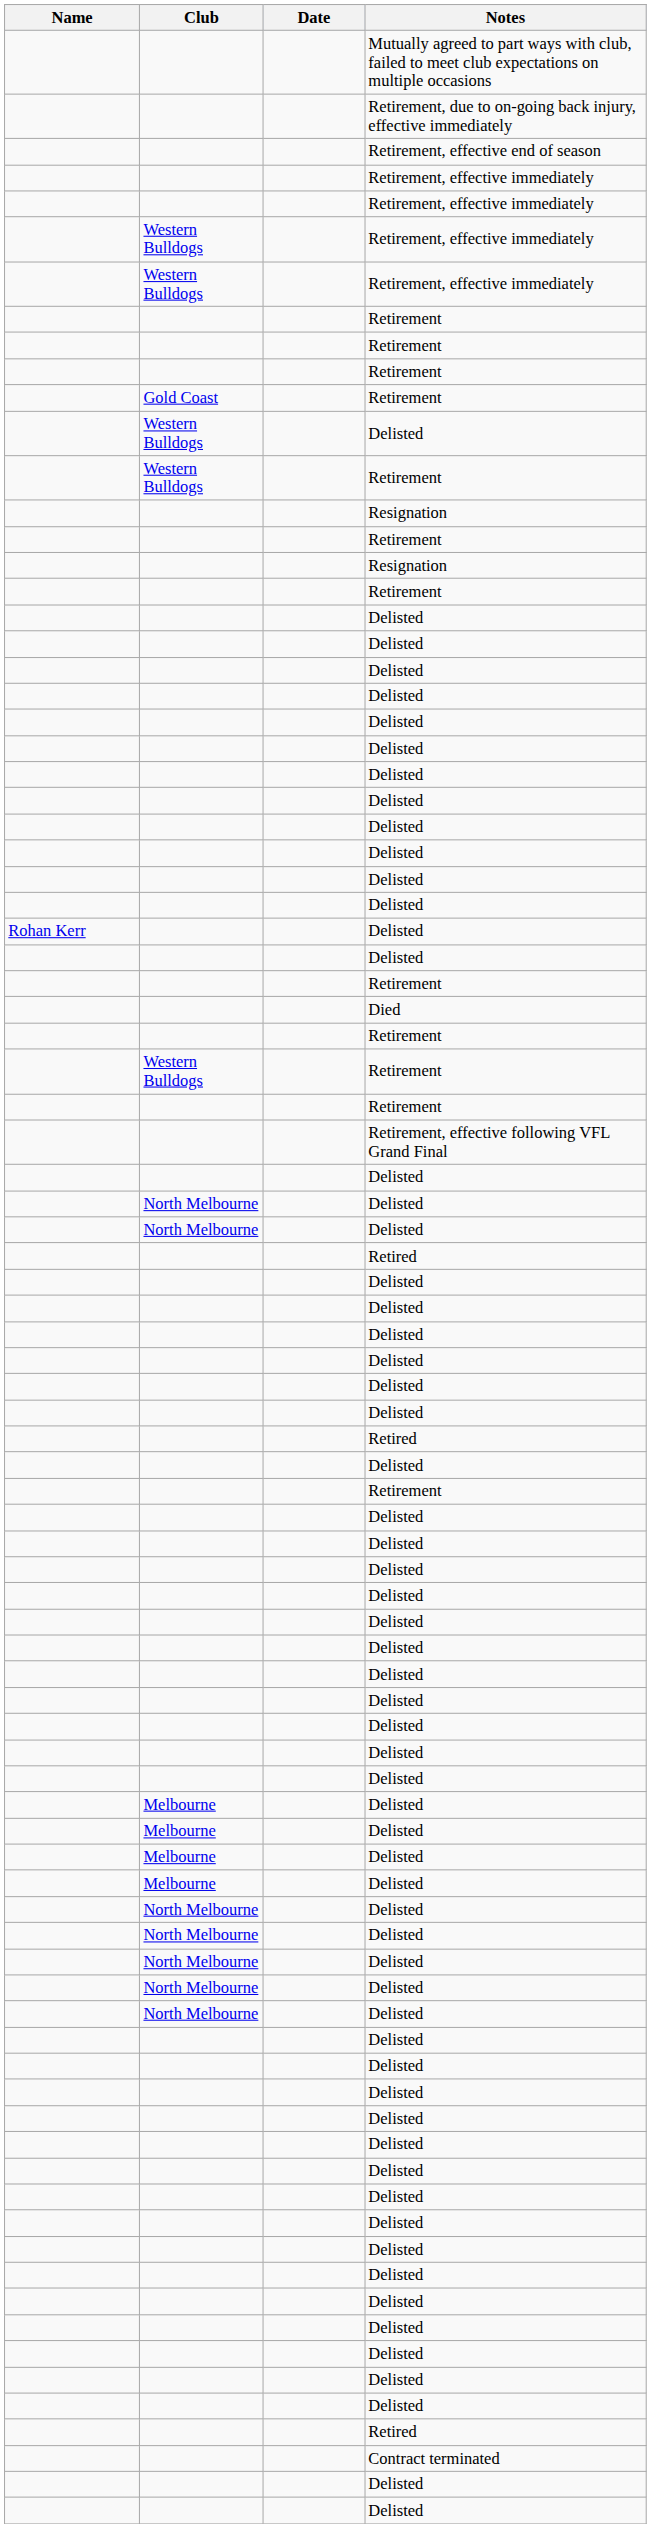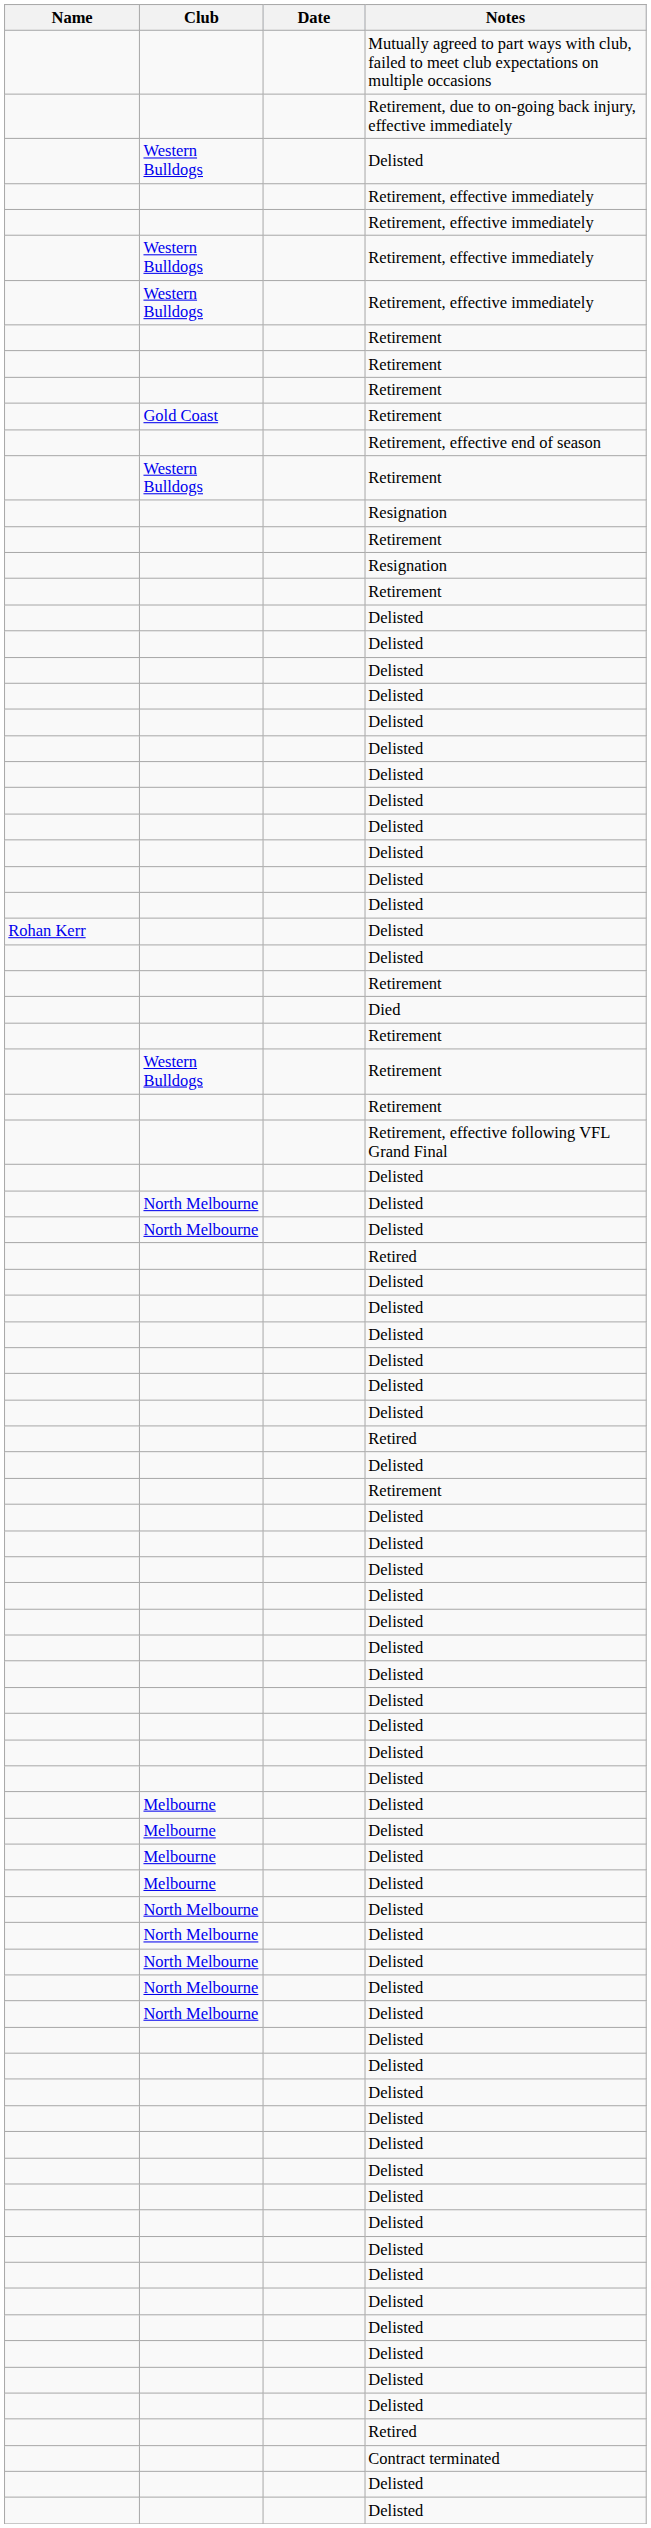rows swapped: (201, 152) <-> (173, 433)
